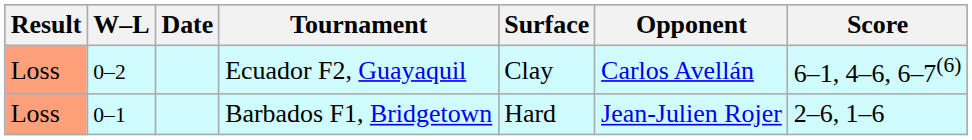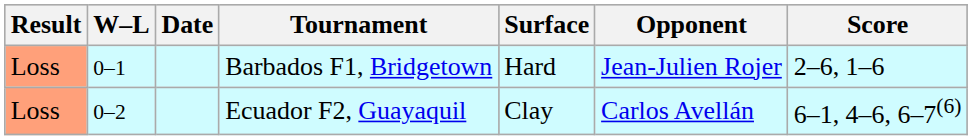rows swapped: (359, 114) <-> (346, 69)
